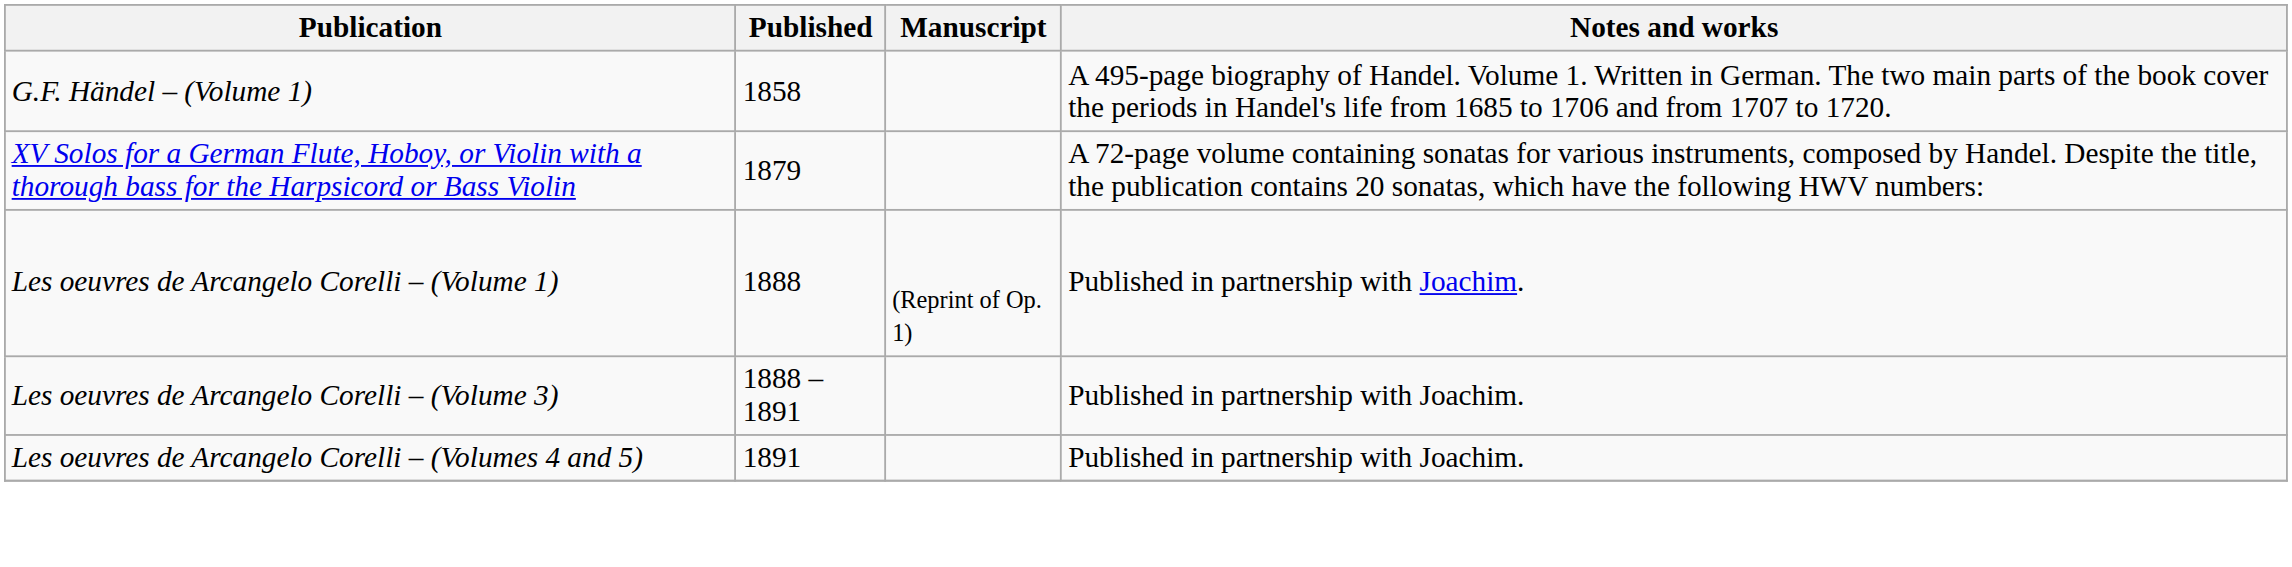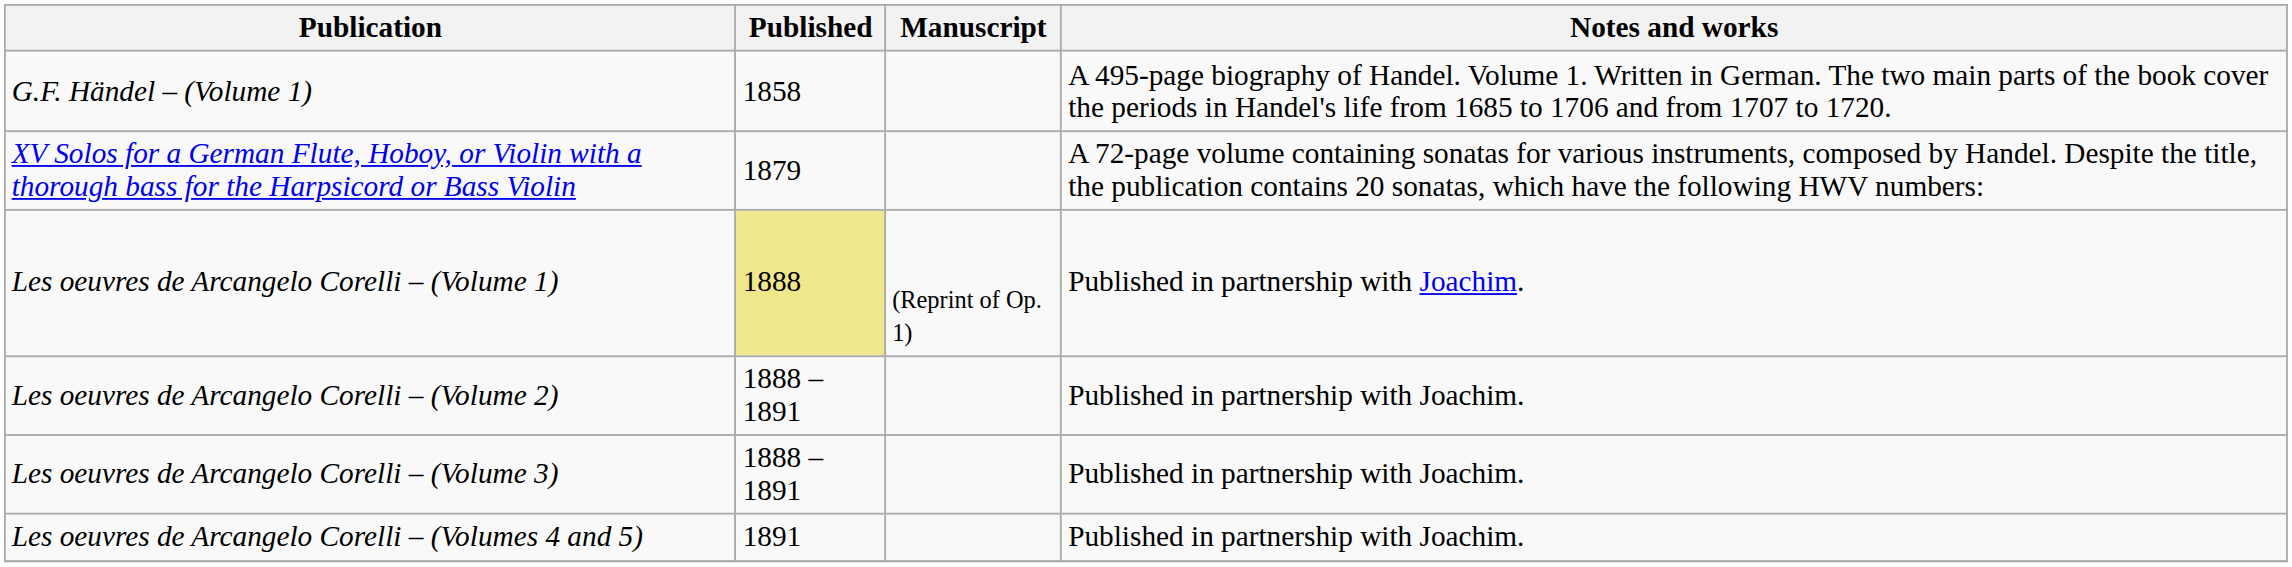(772, 282) no background -> (772, 282) khaki background
+ row: (285, 394)
